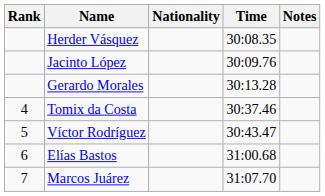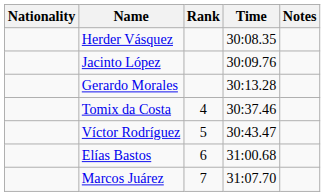columns swapped: (24, 16) <-> (186, 16)
